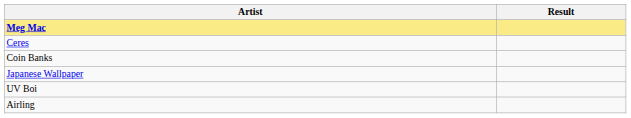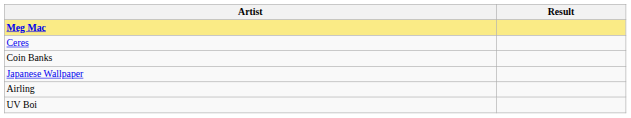rows swapped: (21, 105) <-> (22, 89)
